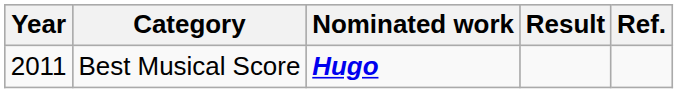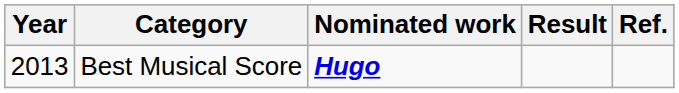(39, 66) 2011 -> (40, 66) 2013
